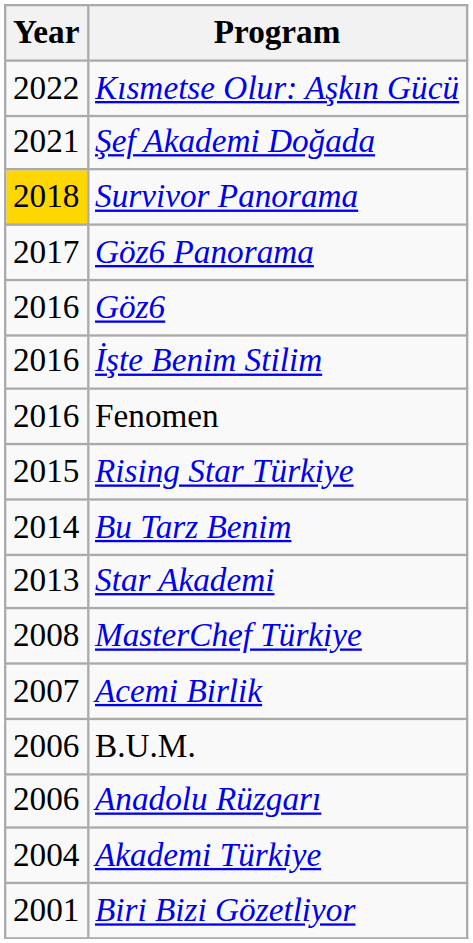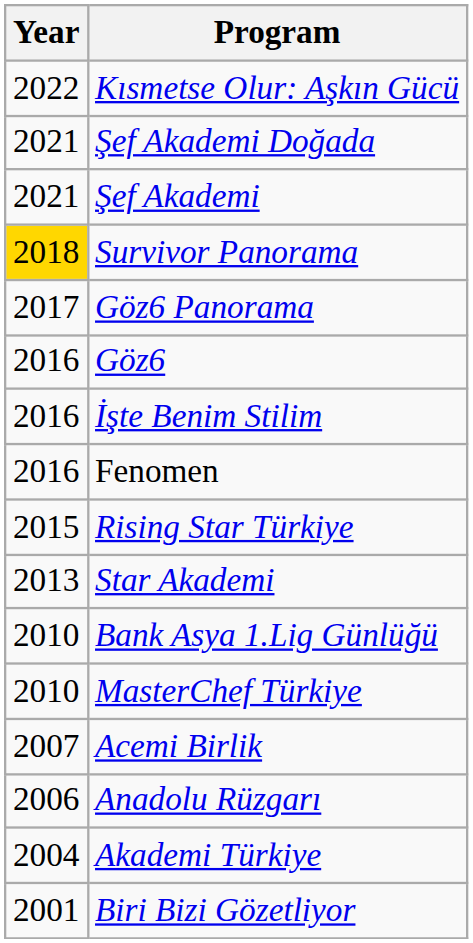+ row: (177, 196)
- row: (193, 526)
+ row: (266, 635)
(46, 635) 2008 -> (46, 690) 2010
- row: (145, 745)
